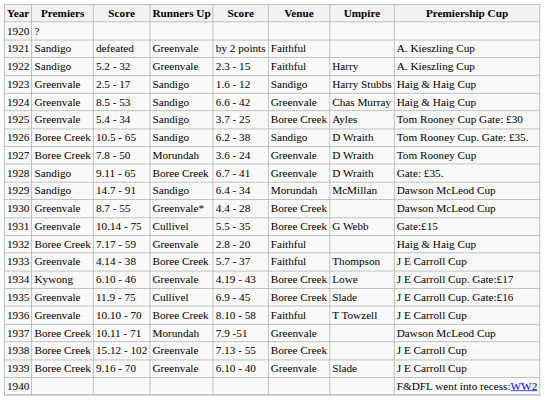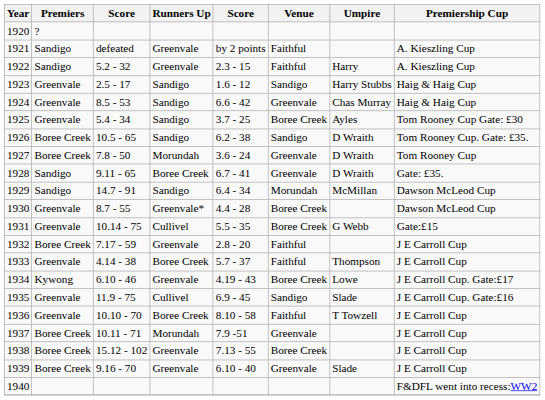(436, 244) Haig & Haig Cup -> (432, 244) J E Carroll Cup
(299, 297) Boree Creek -> (289, 297) Sandigo
(446, 333) Dawson McLeod Cup -> (432, 333) J E Carroll Cup
